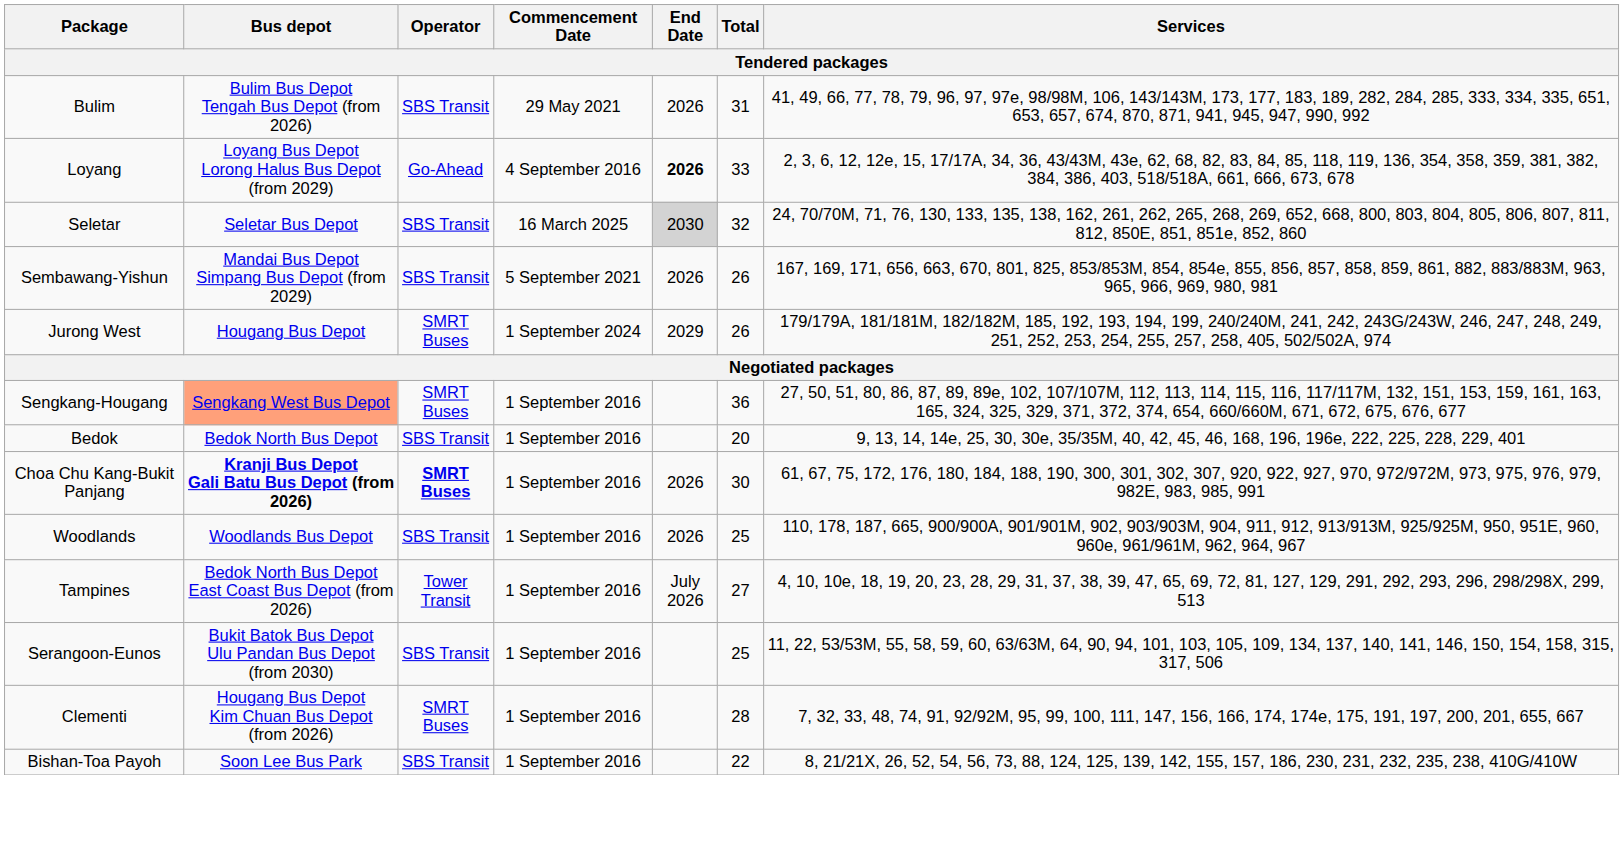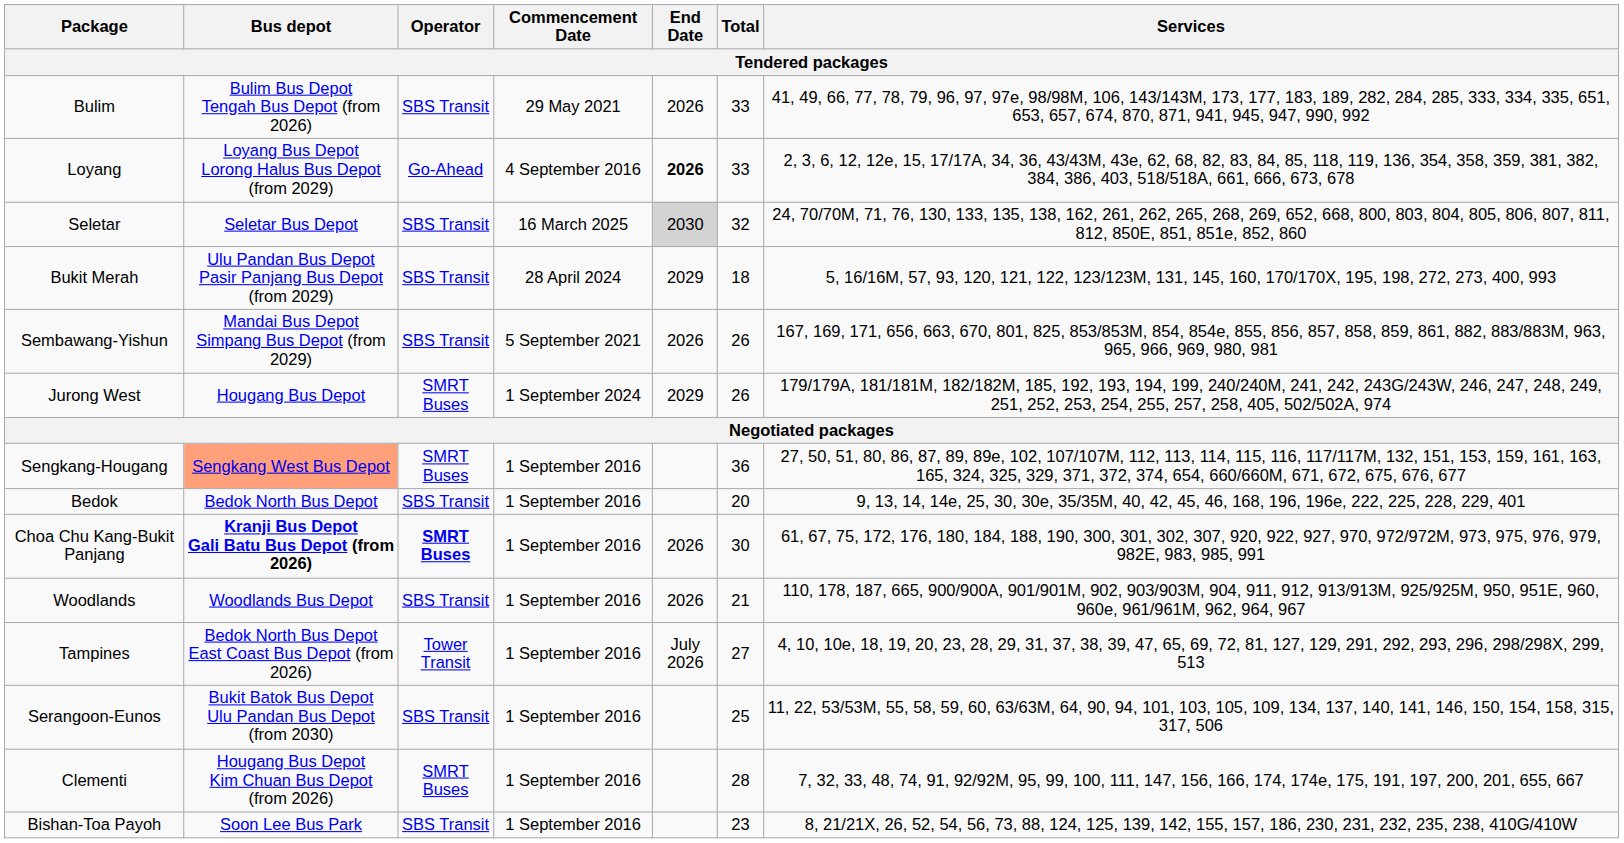(740, 106) 31 -> (740, 106) 33
+ row: (94, 278)
(740, 536) 25 -> (740, 600) 21
(740, 761) 22 -> (740, 825) 23
